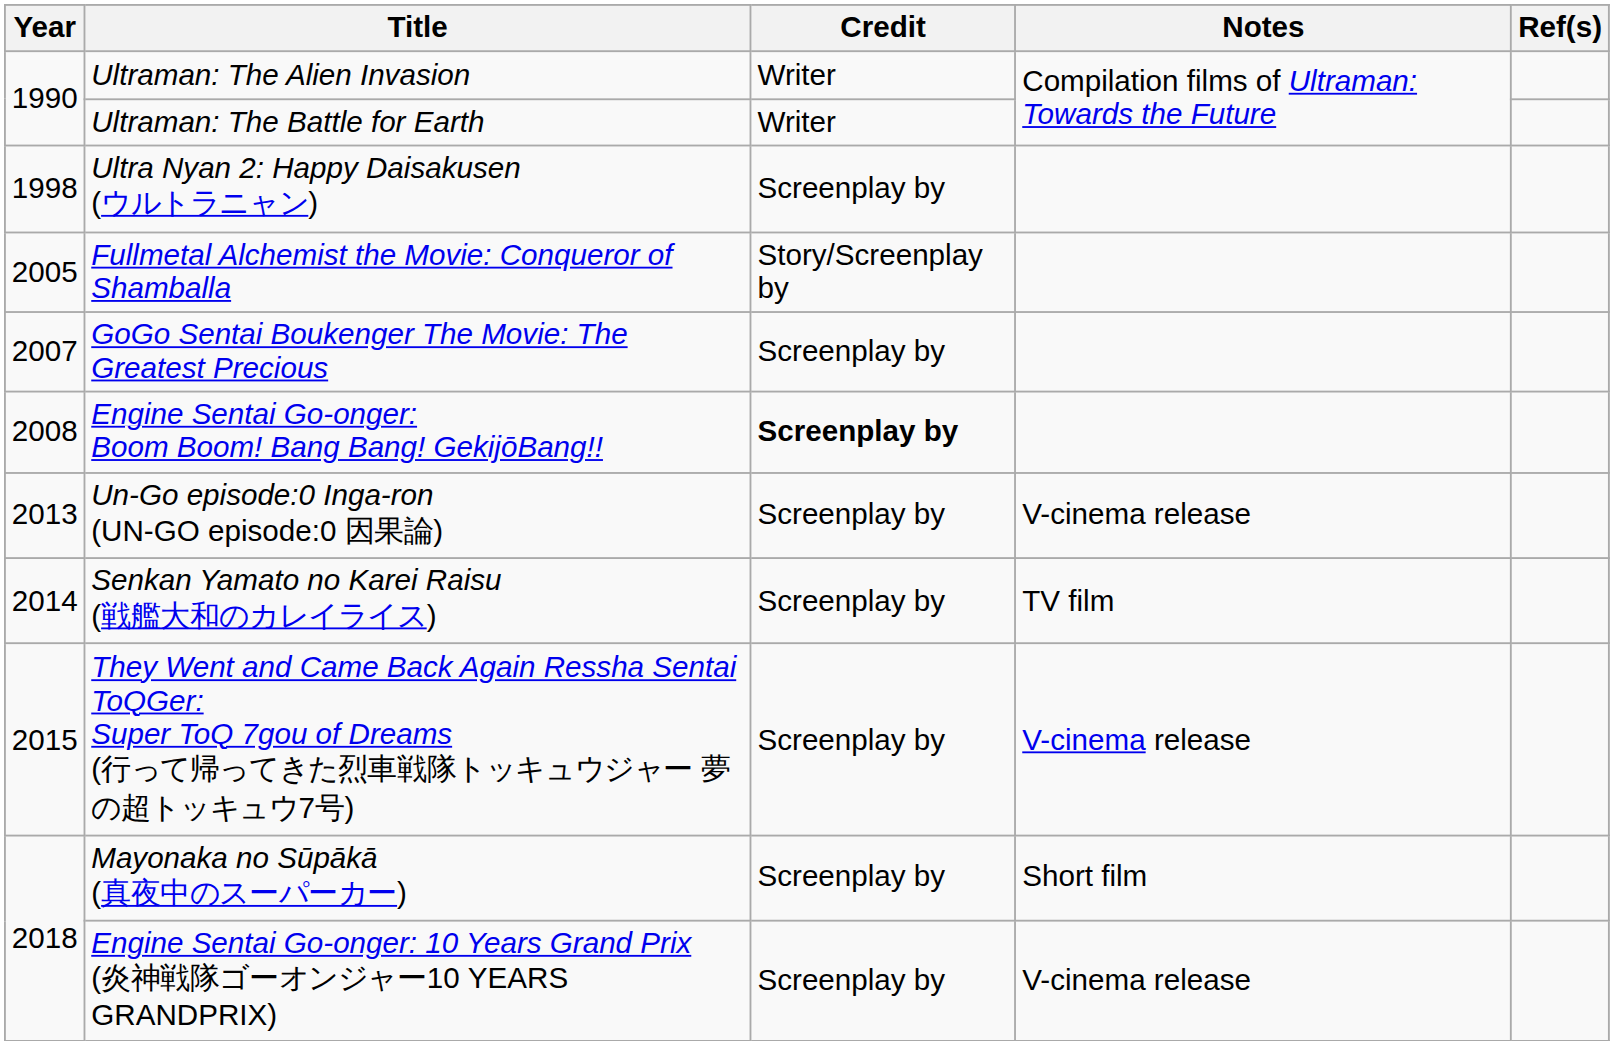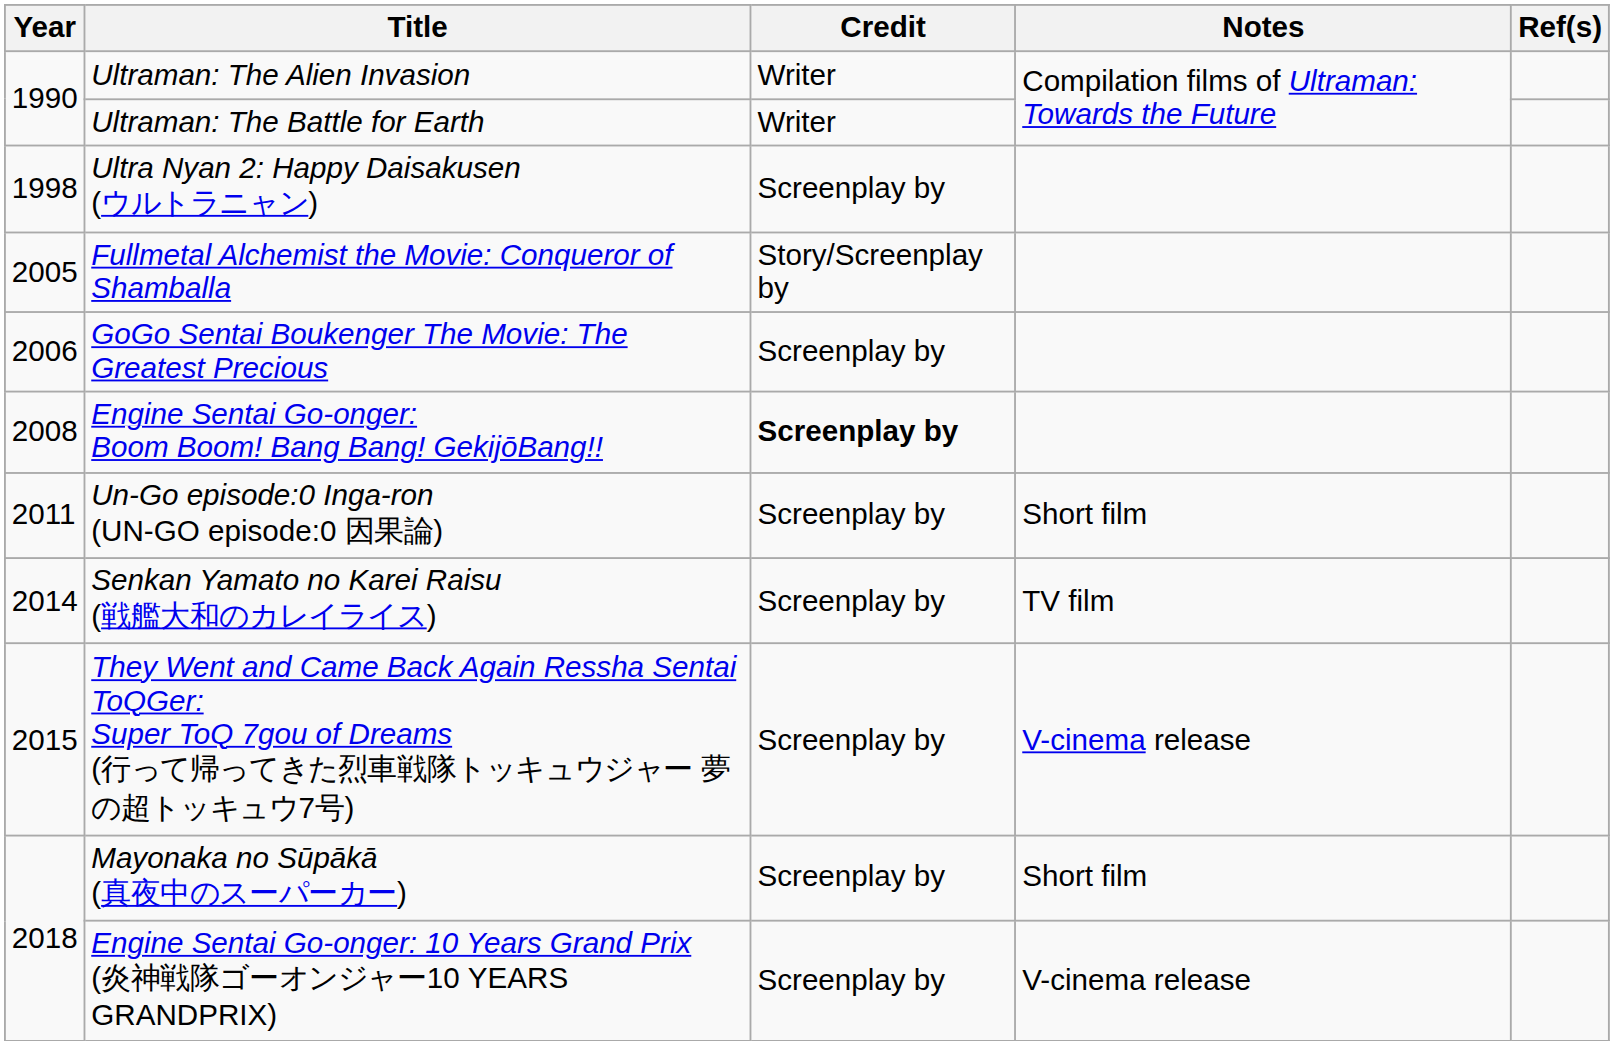(45, 351) 2007 -> (45, 351) 2006
(45, 514) 2013 -> (44, 514) 2011
(1137, 514) V-cinema release -> (1085, 514) Short film
